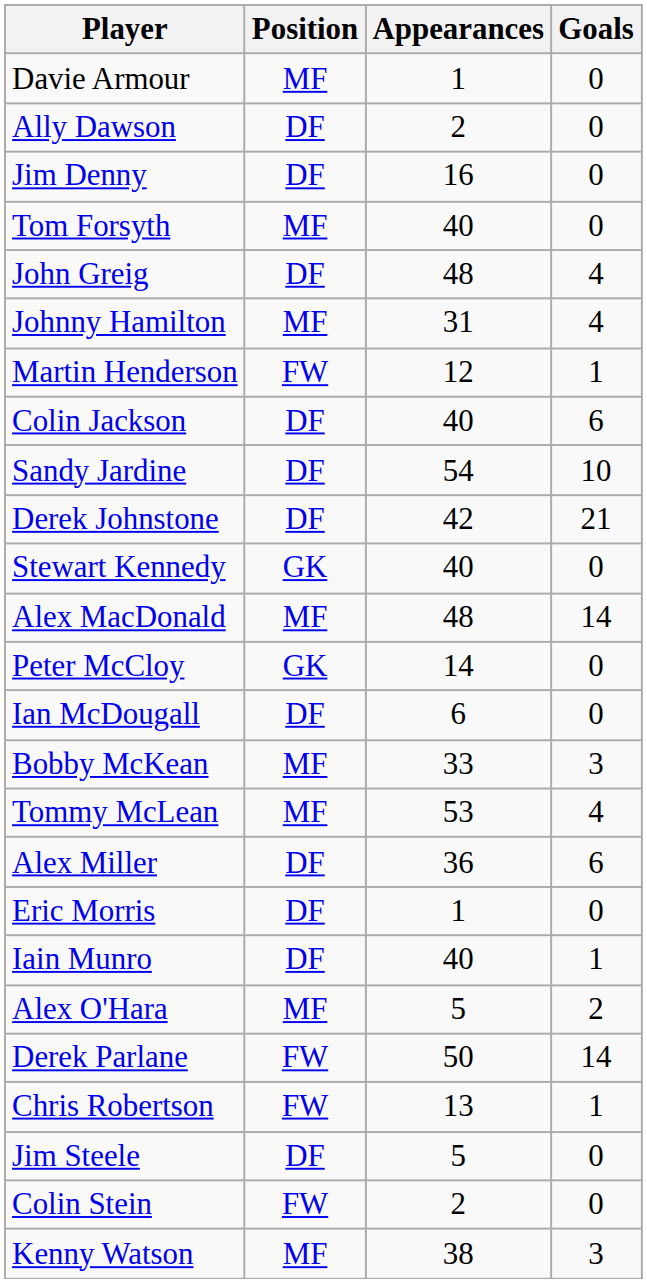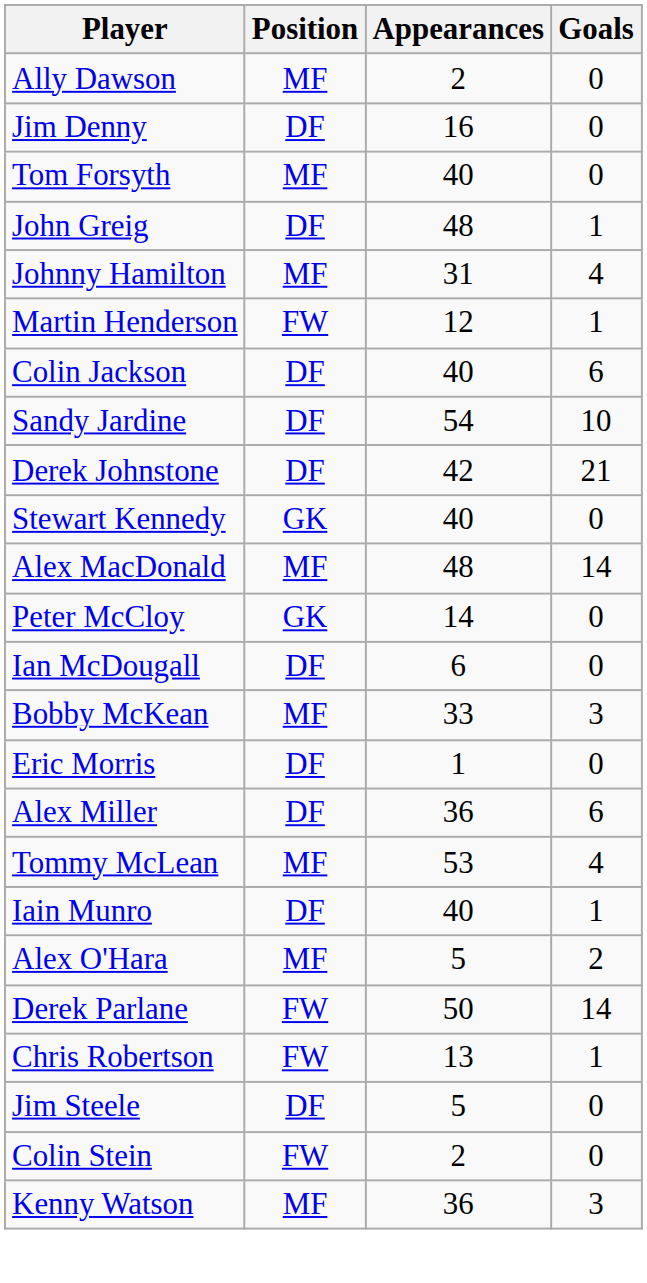- row: (101, 77)
(305, 126) DF -> (305, 77) MF
(596, 273) 4 -> (596, 224) 1
rows swapped: (115, 812) <-> (84, 910)
(458, 1253) 38 -> (458, 1204) 36
